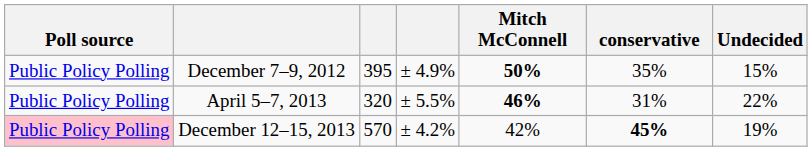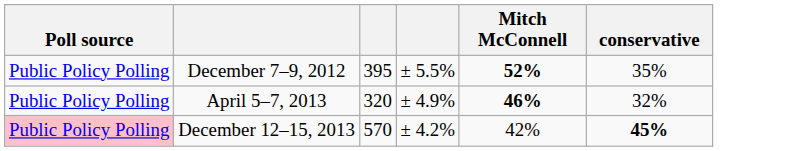- column: (760, 40)
(428, 70) ± 4.9% -> (428, 70) ± 5.5%
(523, 70) 50% -> (523, 70) 52%
(428, 100) ± 5.5% -> (428, 100) ± 4.9%
(649, 100) 31% -> (649, 100) 32%
